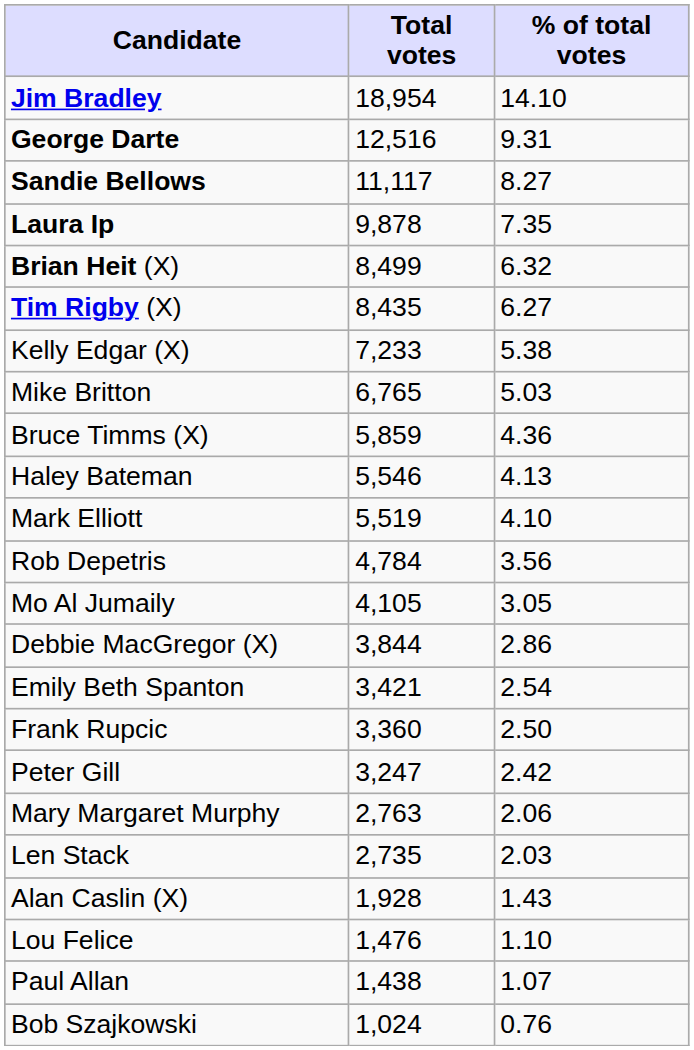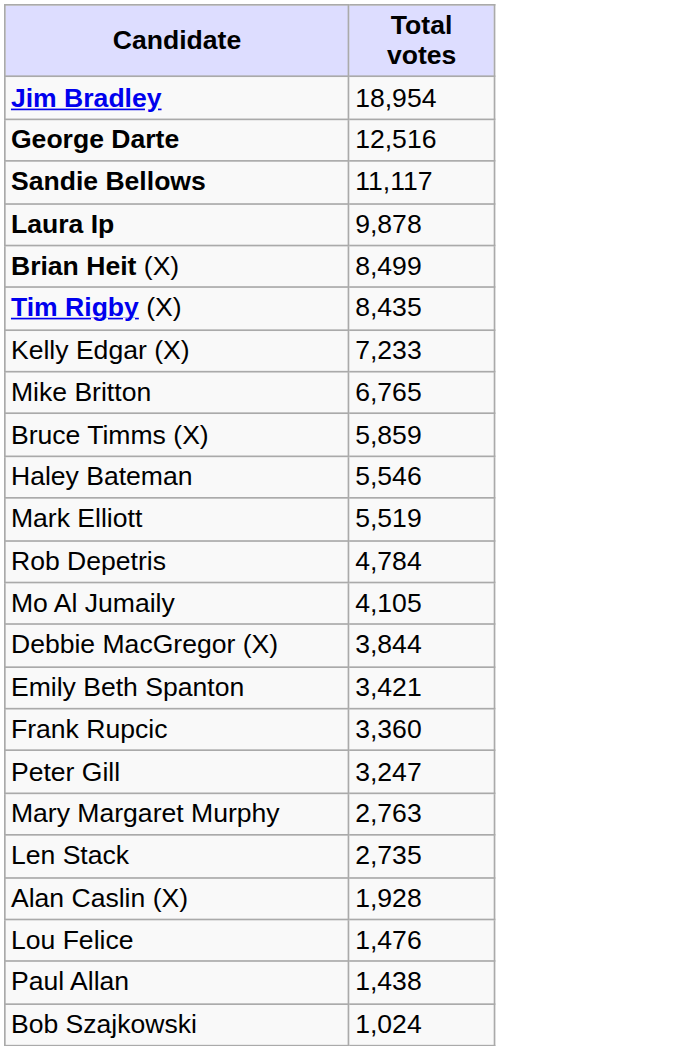- column: (592, 40)
